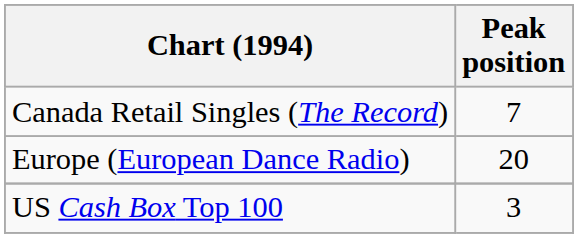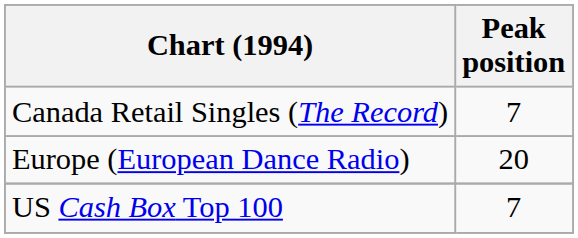(514, 207) 3 -> (514, 207) 7
